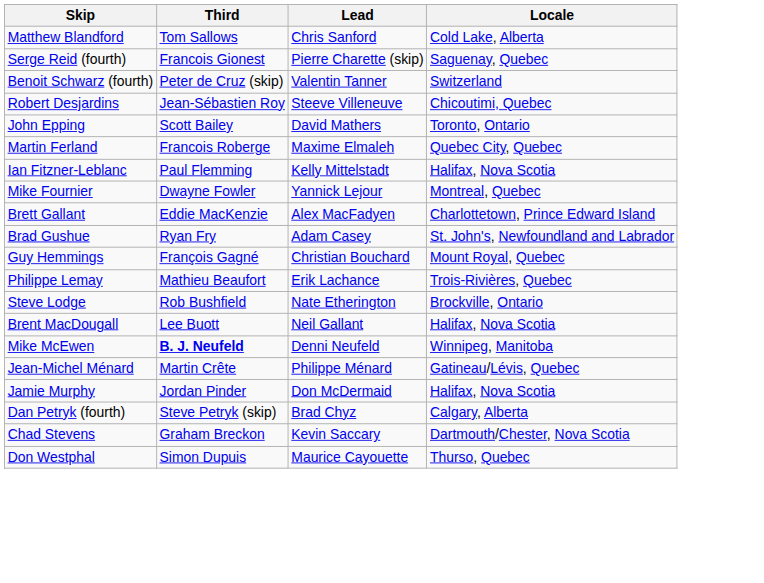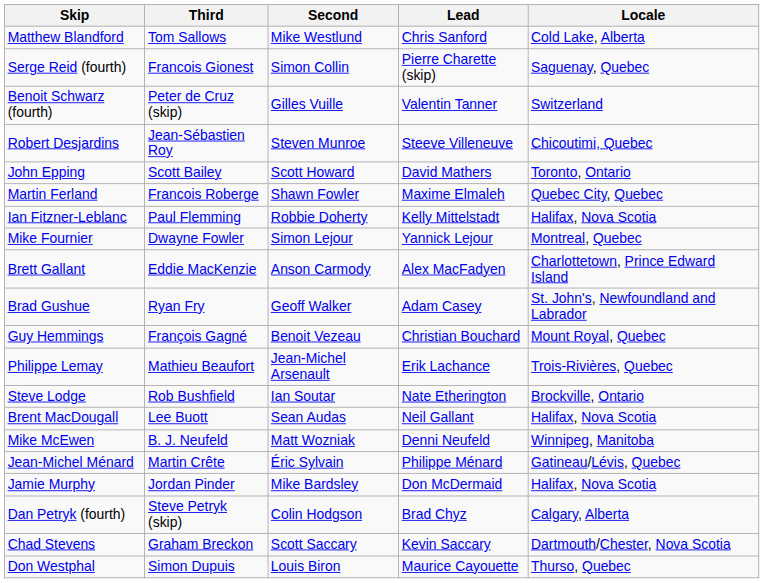+ column: (333, 15)
(202, 346) bold -> (188, 440) normal
